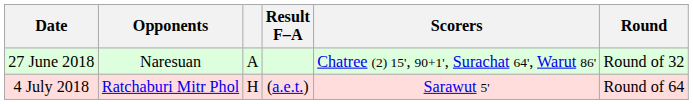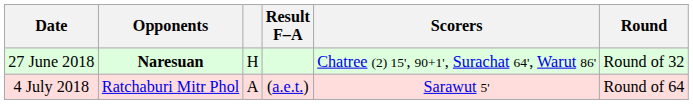(171, 61) normal -> (171, 61) bold
(252, 61) A -> (252, 61) H
(252, 86) H -> (252, 86) A
